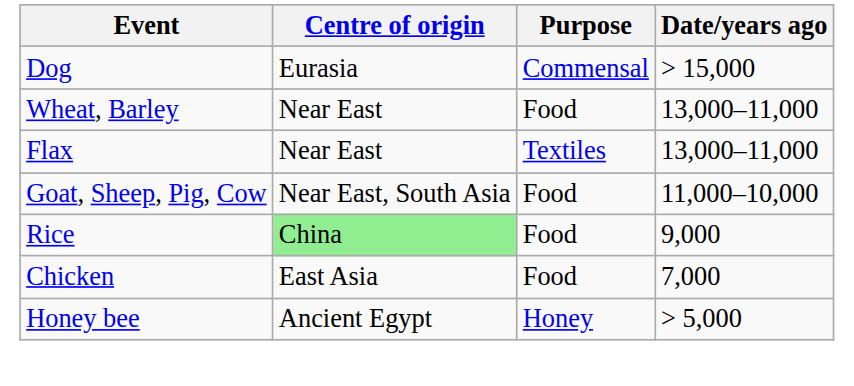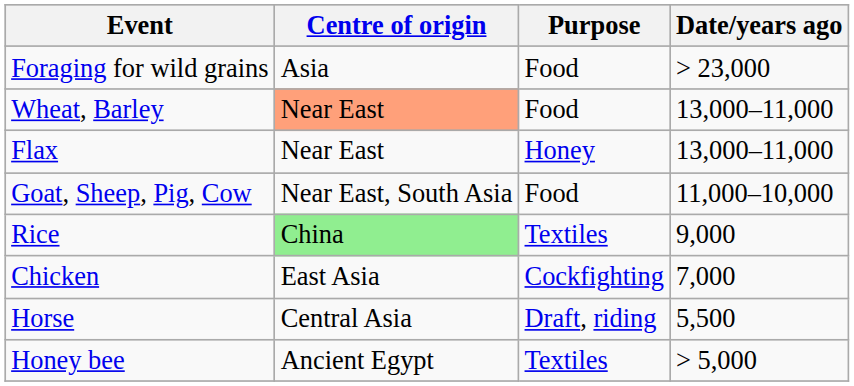+ row: (140, 67)
- row: (49, 67)
(331, 109) no background -> (332, 109) lightsalmon background
(564, 151) Textiles -> (560, 151) Honey
(550, 234) Food -> (566, 234) Textiles
(550, 276) Food -> (594, 276) Cockfighting
+ row: (43, 318)
(558, 318) Honey -> (566, 360) Textiles
